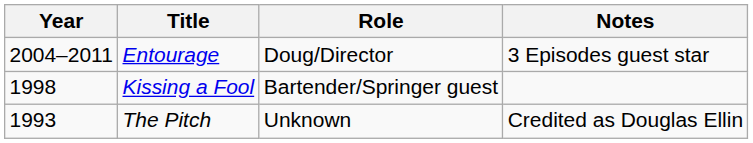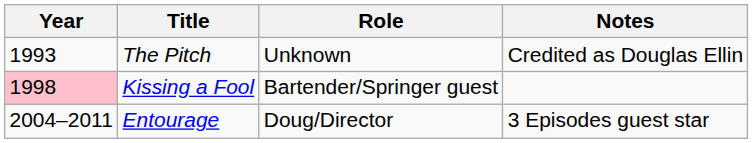rows swapped: (167, 120) <-> (171, 54)
(33, 87) no background -> (33, 87) pink background
